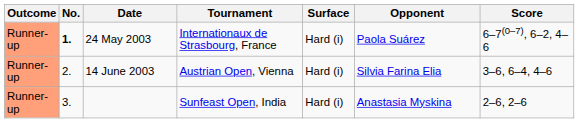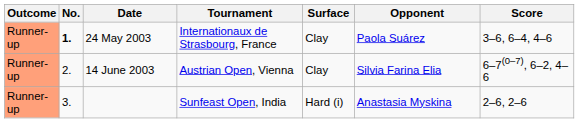(324, 39) Hard (i) -> (317, 37) Clay
(525, 39) 6–7(0–7), 6–2, 4–6 -> (517, 37) 3–6, 6–4, 4–6
(324, 71) Hard (i) -> (317, 70) Clay
(517, 71) 3–6, 6–4, 4–6 -> (525, 70) 6–7(0–7), 6–2, 4–6
